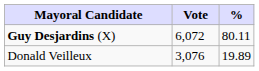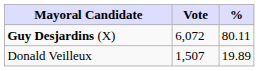(190, 55) 3,076 -> (190, 55) 1,507
